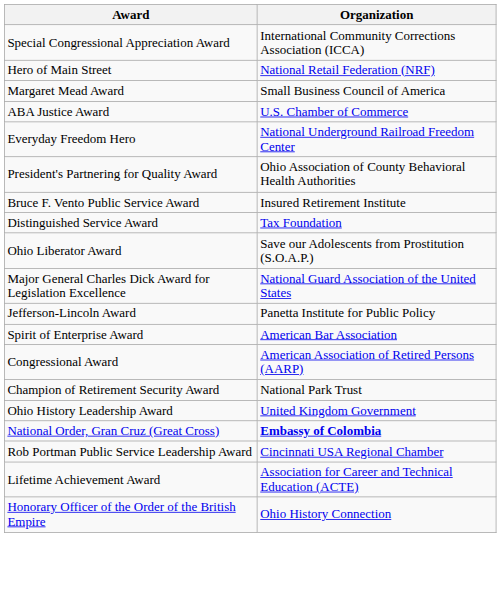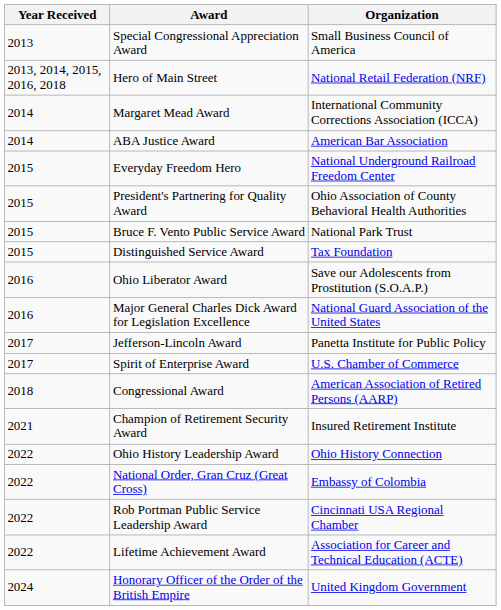+ column: (57, 14)
(358, 42) International Community Corrections Association (ICCA) -> (380, 42) Small Business Council of America
(353, 91) Small Business Council of America -> (394, 112) International Community Corrections Association (ICCA)
(334, 111) U.S. Chamber of Commerce -> (379, 140) American Bar Association
(333, 202) Insured Retirement Institute -> (362, 231) National Park Trust
(329, 334) American Bar Association -> (385, 363) U.S. Chamber of Commerce
(311, 390) National Park Trust -> (384, 426) Insured Retirement Institute
(338, 410) United Kingdom Government -> (376, 454) Ohio History Connection
(321, 431) bold -> (369, 482) normal
(326, 514) Ohio History Connection -> (389, 587) United Kingdom Government
